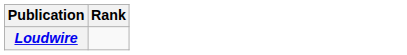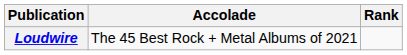+ column: (224, 15)
